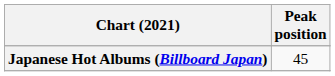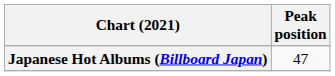(301, 58) 45 -> (301, 58) 47
